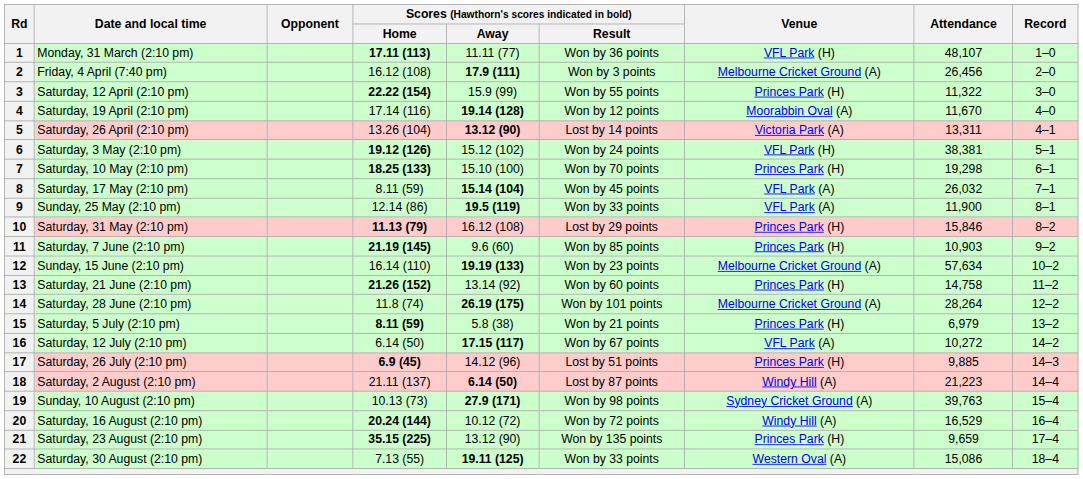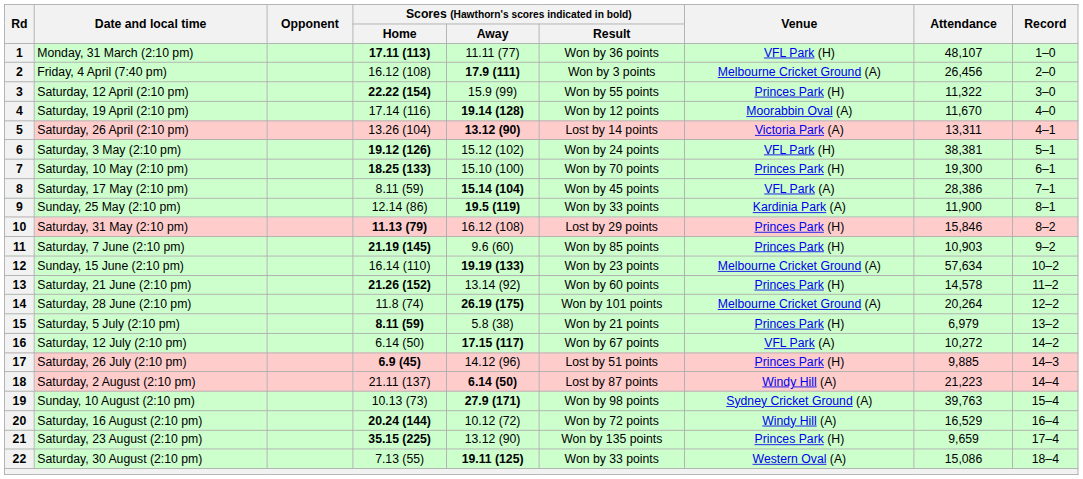(964, 169) 19,298 -> (964, 169) 19,300
(964, 189) 26,032 -> (964, 189) 28,386
(799, 208) VFL Park (A) -> (799, 208) Kardinia Park (A)
(964, 285) 14,758 -> (964, 285) 14,578
(964, 305) 28,264 -> (964, 305) 20,264
